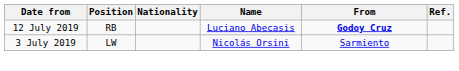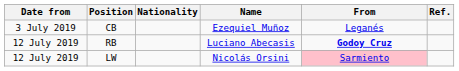+ row: (111, 27)
(46, 42) 3 July 2019 -> (46, 58) 12 July 2019
(364, 42) no background -> (364, 58) pink background
